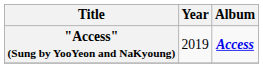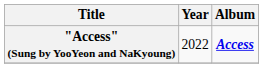(195, 44) 2019 -> (195, 44) 2022
